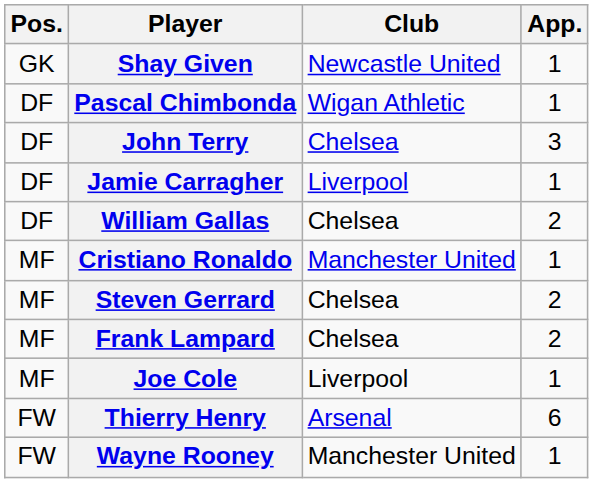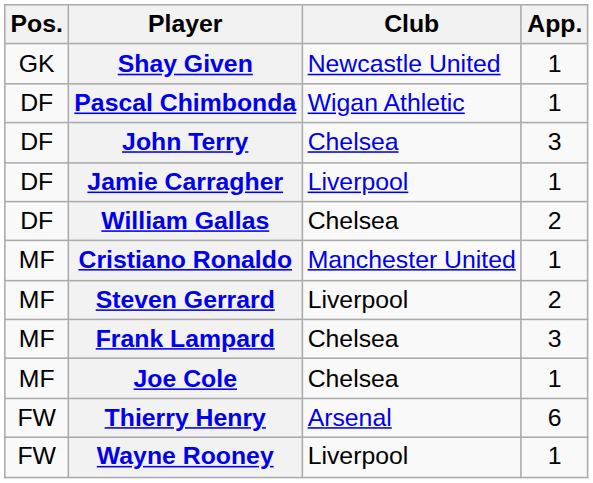(353, 299) Chelsea -> (358, 299) Liverpool
(555, 338) 2 -> (555, 338) 3
(358, 378) Liverpool -> (353, 378) Chelsea
(412, 456) Manchester United -> (358, 456) Liverpool
